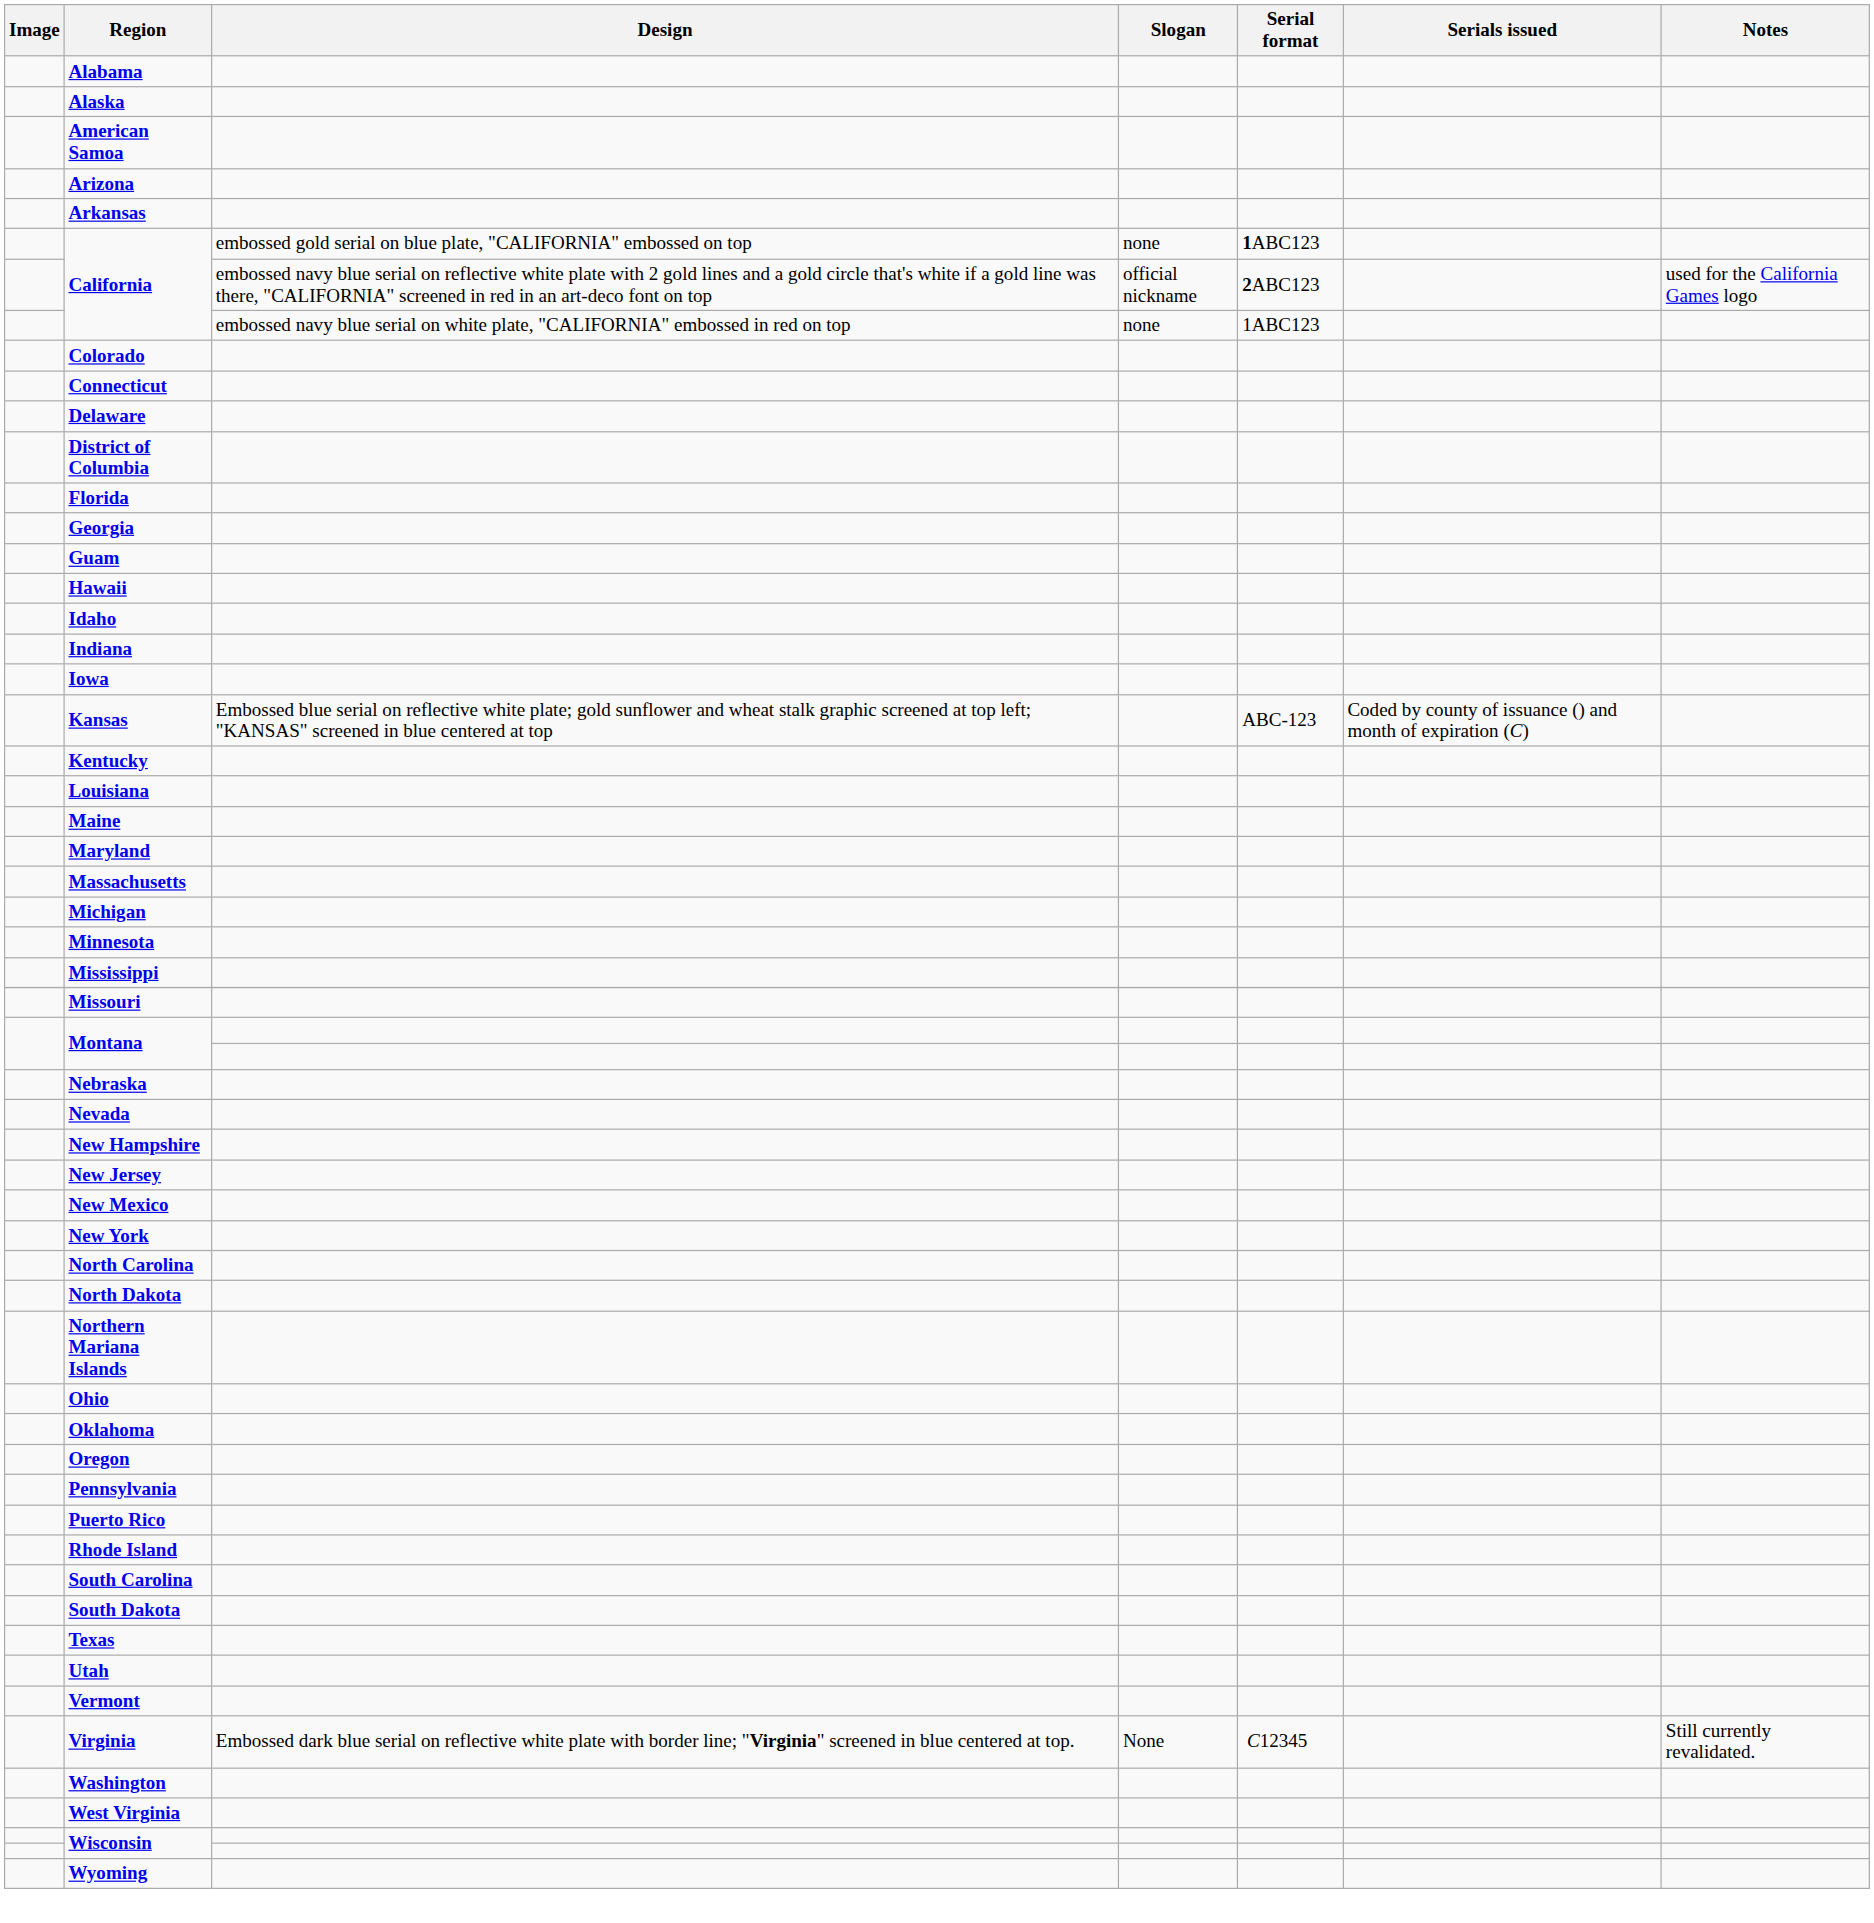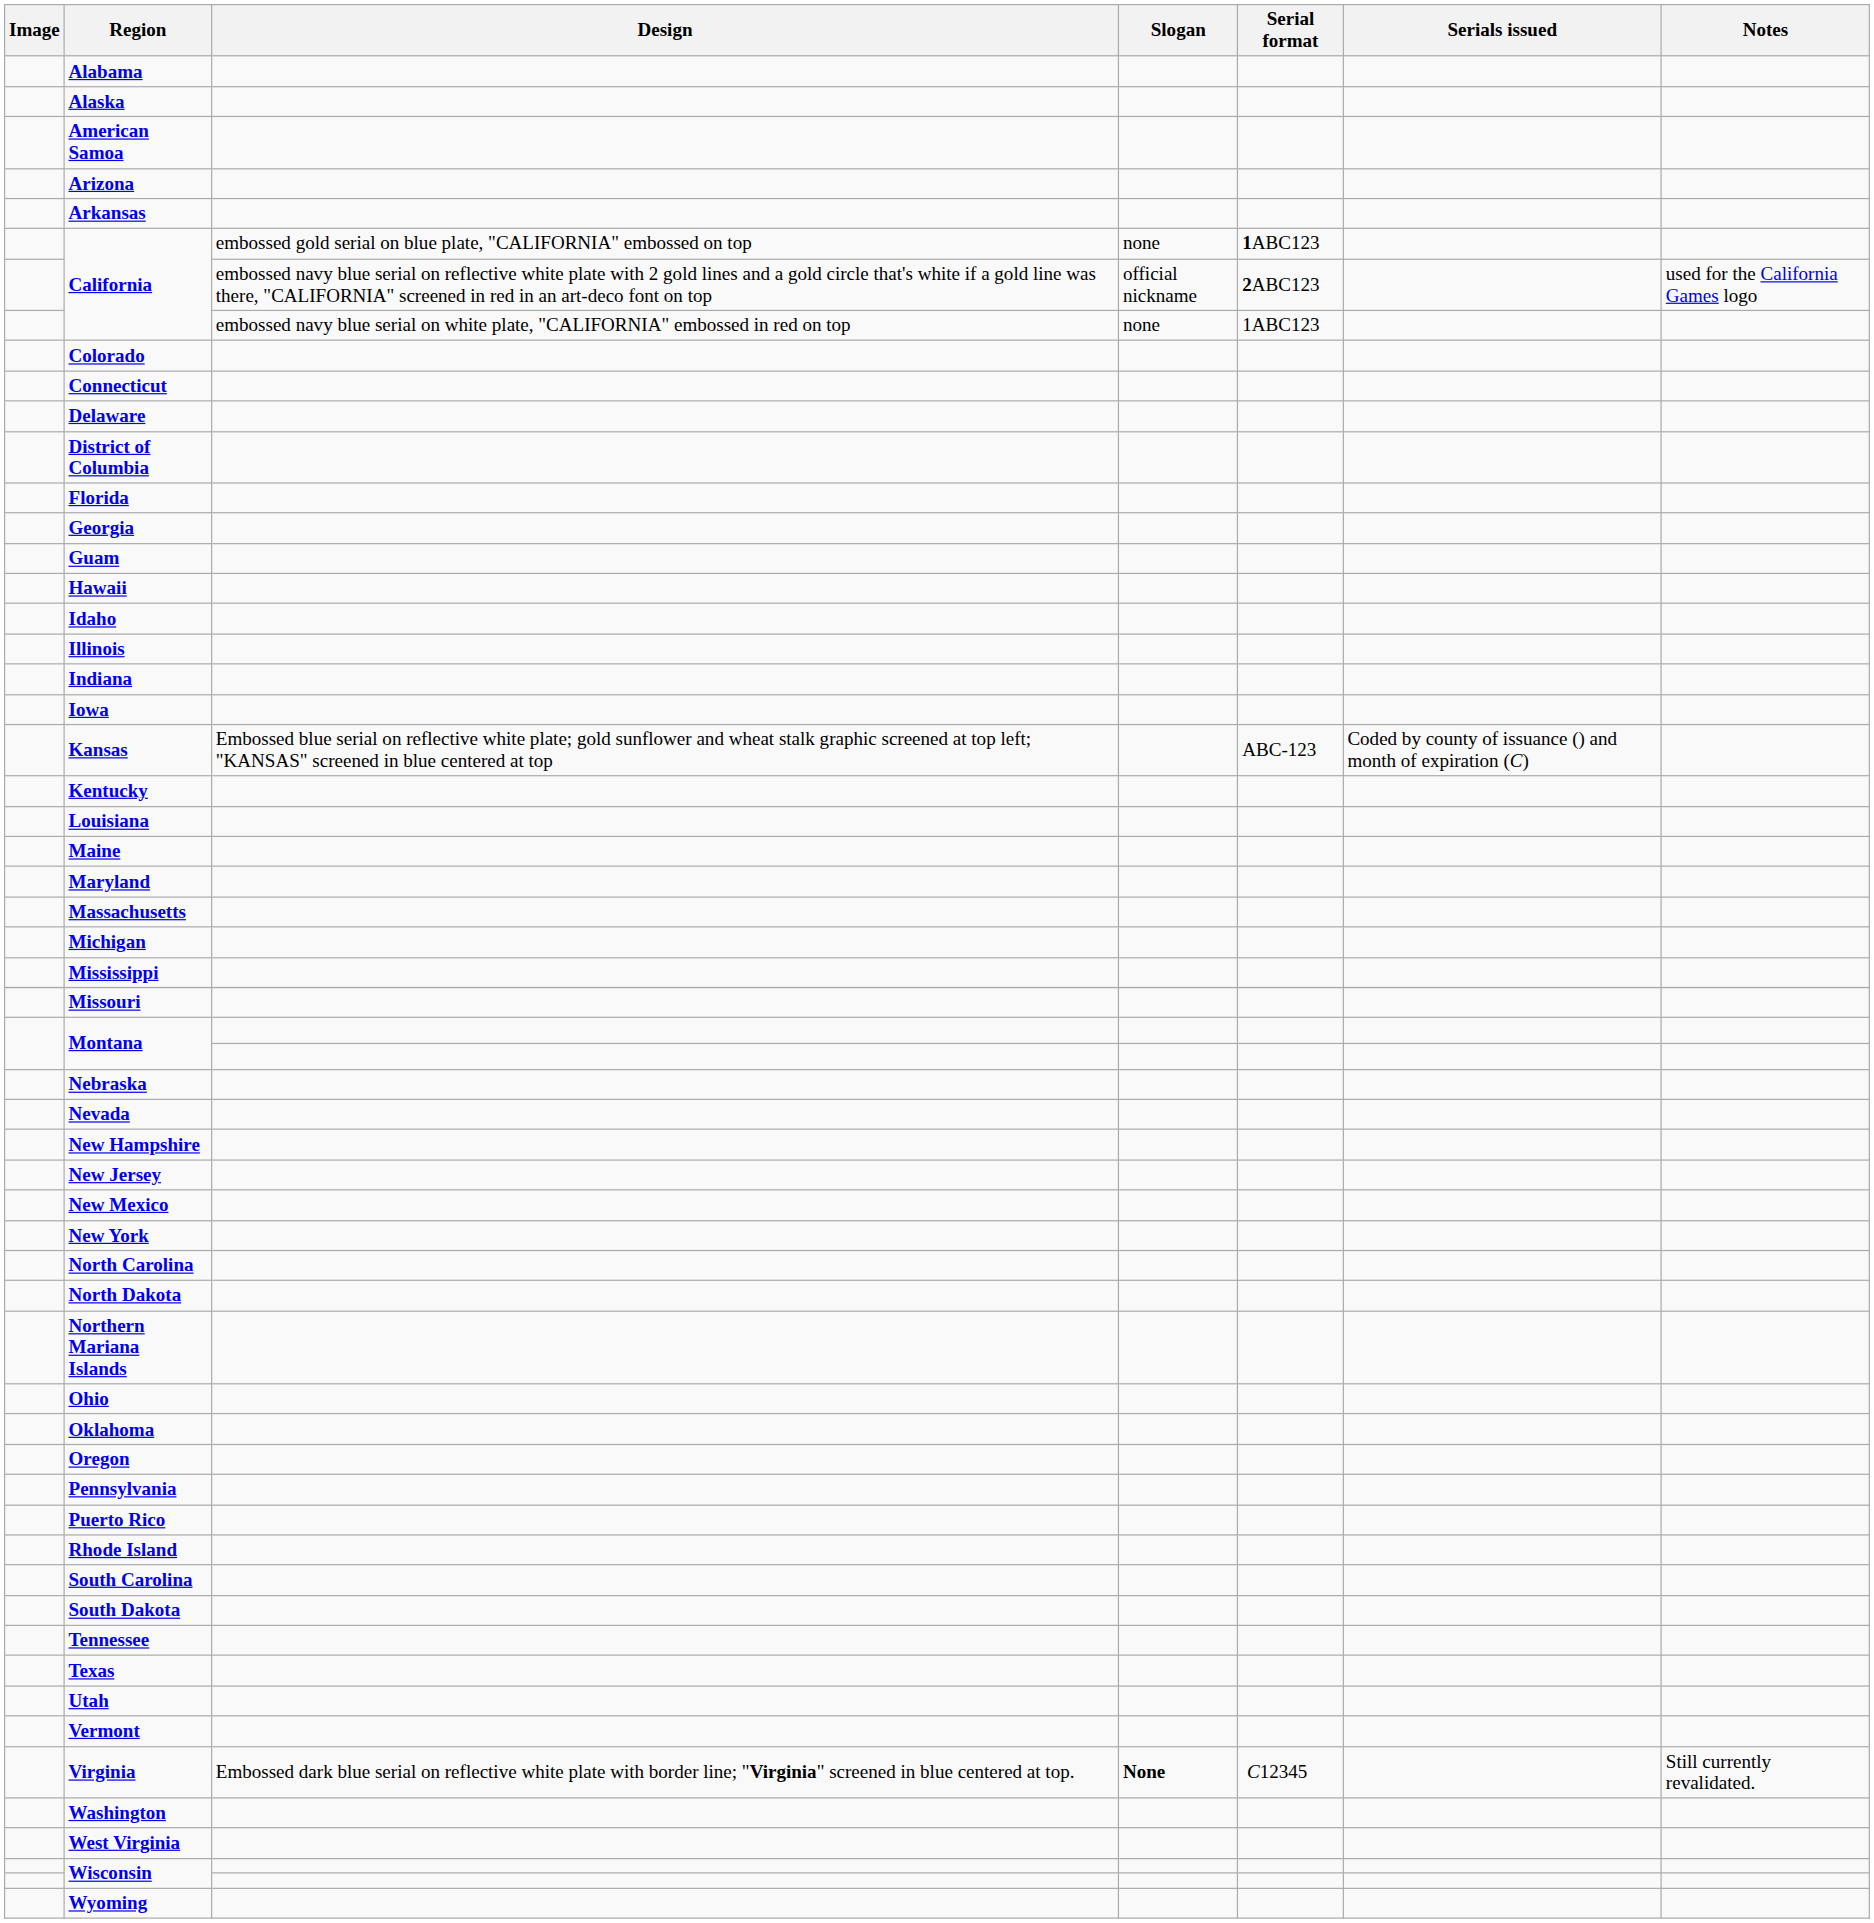+ row: (97, 648)
- row: (111, 941)
+ row: (109, 1640)
(1144, 1741) normal -> (1144, 1771) bold
